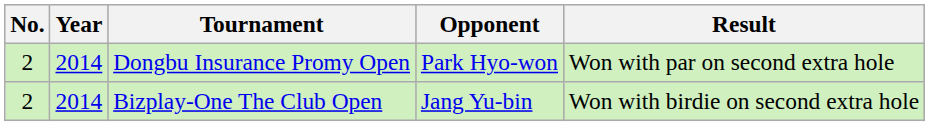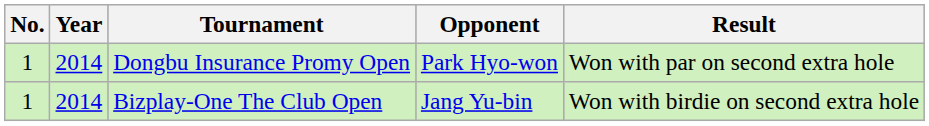(27, 62) 2 -> (27, 62) 1
(27, 101) 2 -> (27, 101) 1
